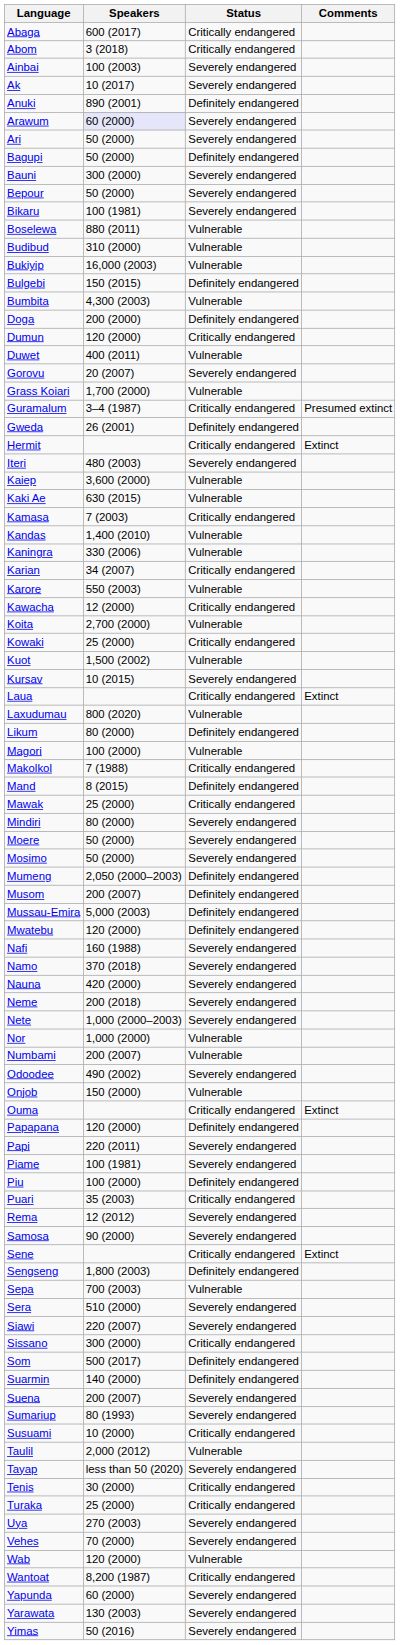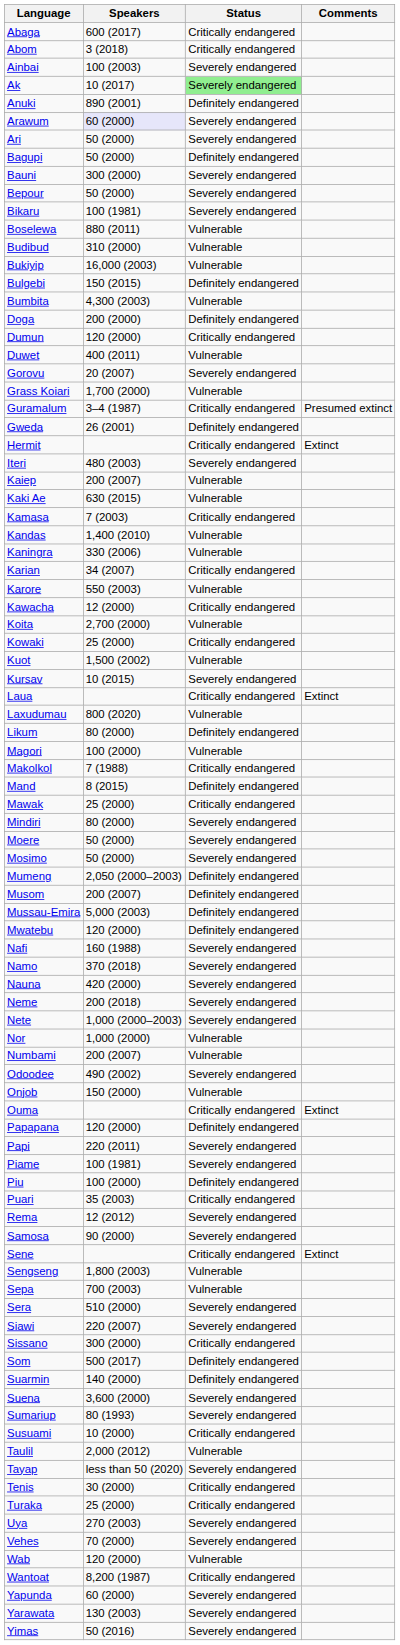(242, 86) no background -> (242, 86) lightgreen background
(118, 481) 3,600 (2000) -> (113, 481) 200 (2007)
(244, 1272) Definitely endangered -> (215, 1272) Vulnerable
(113, 1398) 200 (2007) -> (118, 1398) 3,600 (2000)
